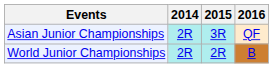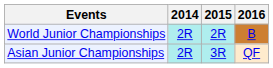rows swapped: (86, 34) <-> (86, 54)
